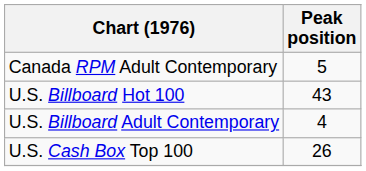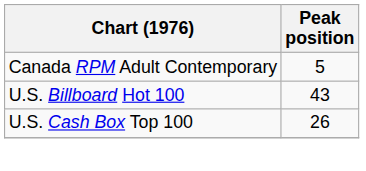- row: (144, 123)
